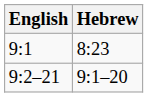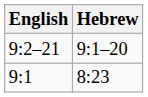rows swapped: (21, 48) <-> (34, 77)
